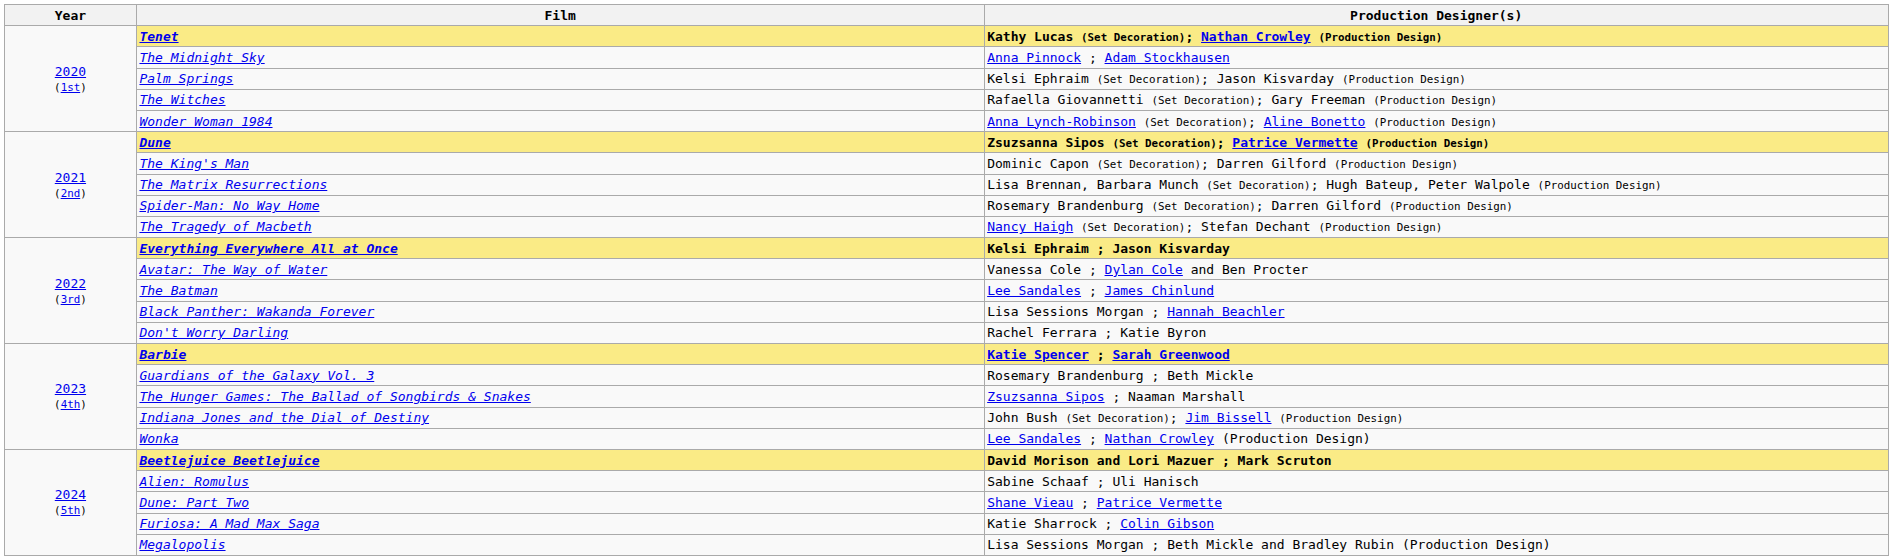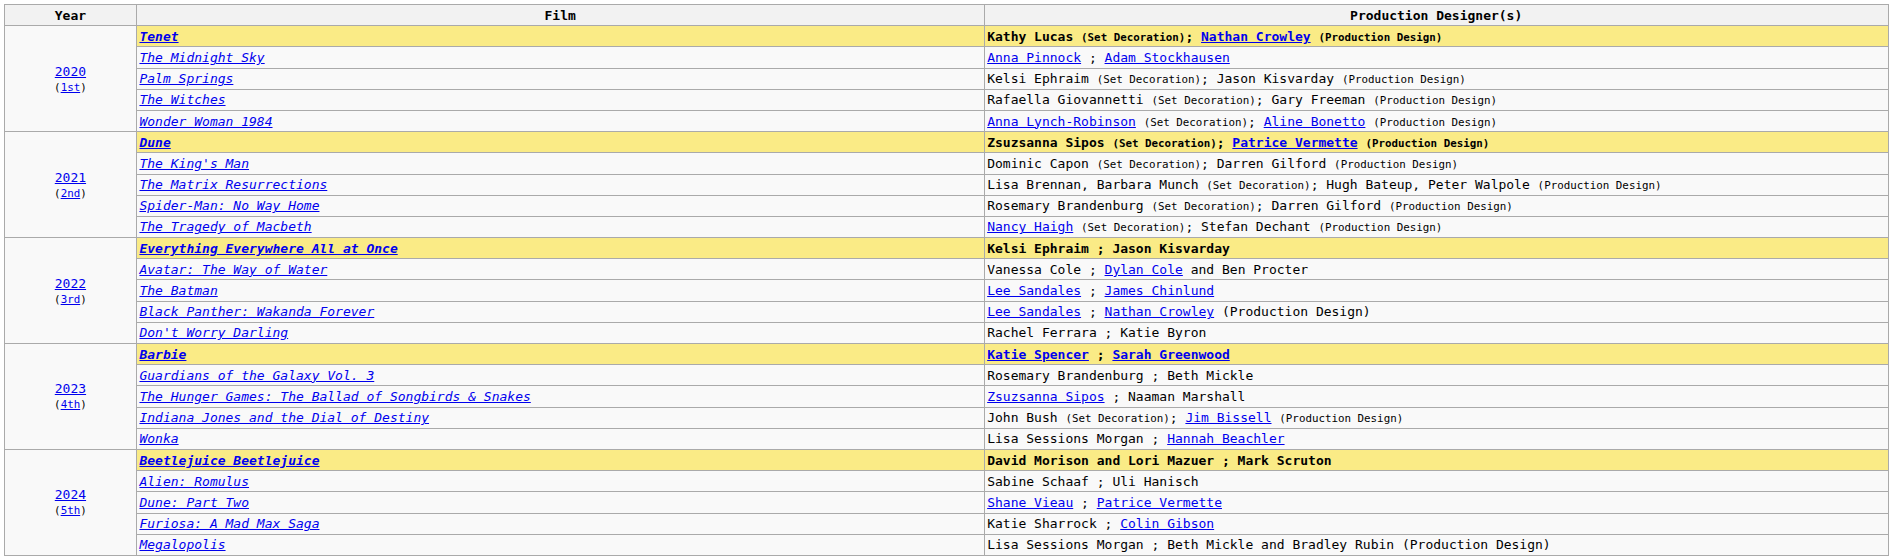(1136, 312) Lisa Sessions Morgan ; Hannah Beachler -> (1179, 312) Lee Sandales ; Nathan Crowley (Production Design)
(1179, 439) Lee Sandales ; Nathan Crowley (Production Design) -> (1136, 439) Lisa Sessions Morgan ; Hannah Beachler
